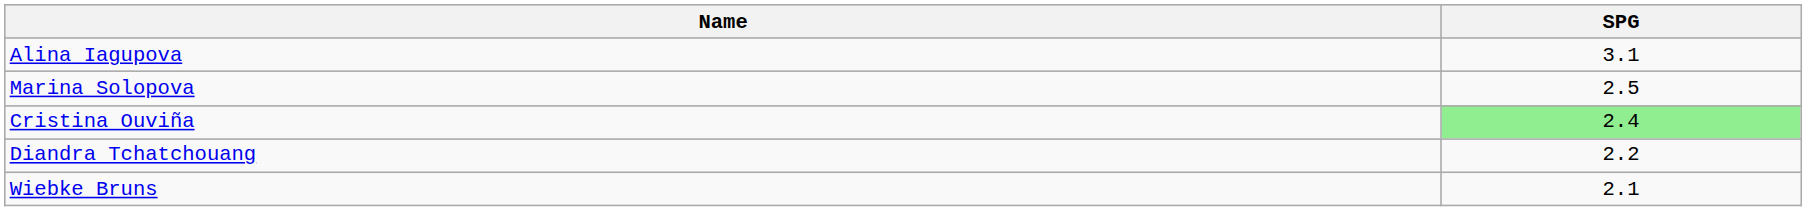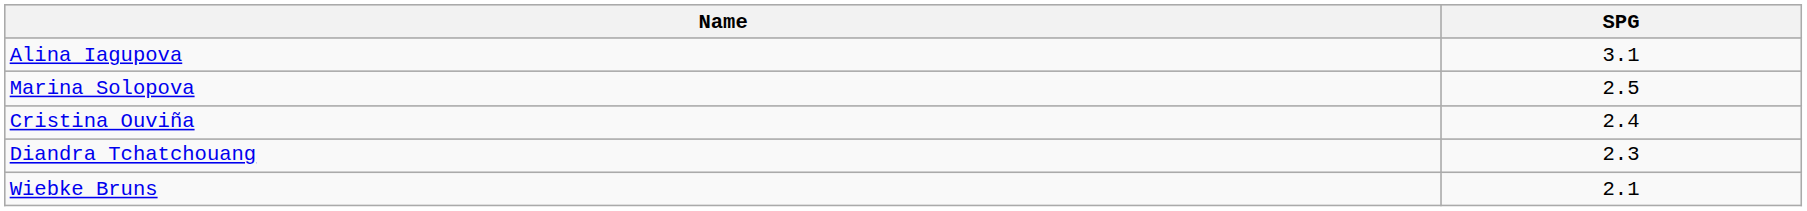(1621, 122) lightgreen background -> (1621, 122) no background
(1621, 155) 2.2 -> (1621, 155) 2.3
